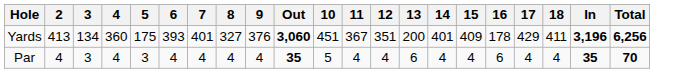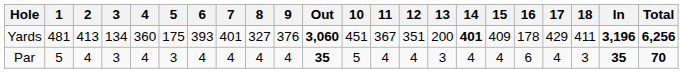+ column: (59, 15)
(442, 36) normal -> (471, 36) bold
(414, 57) 6 -> (442, 57) 3
(556, 57) 4 -> (585, 57) 3
